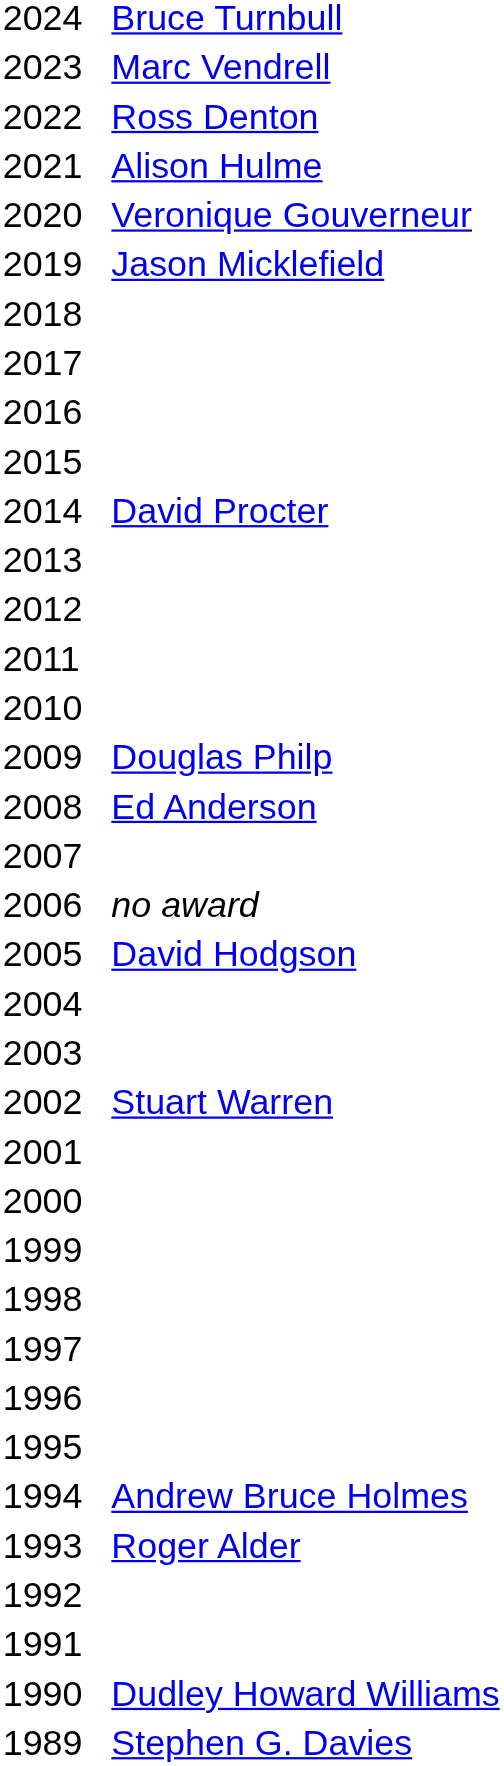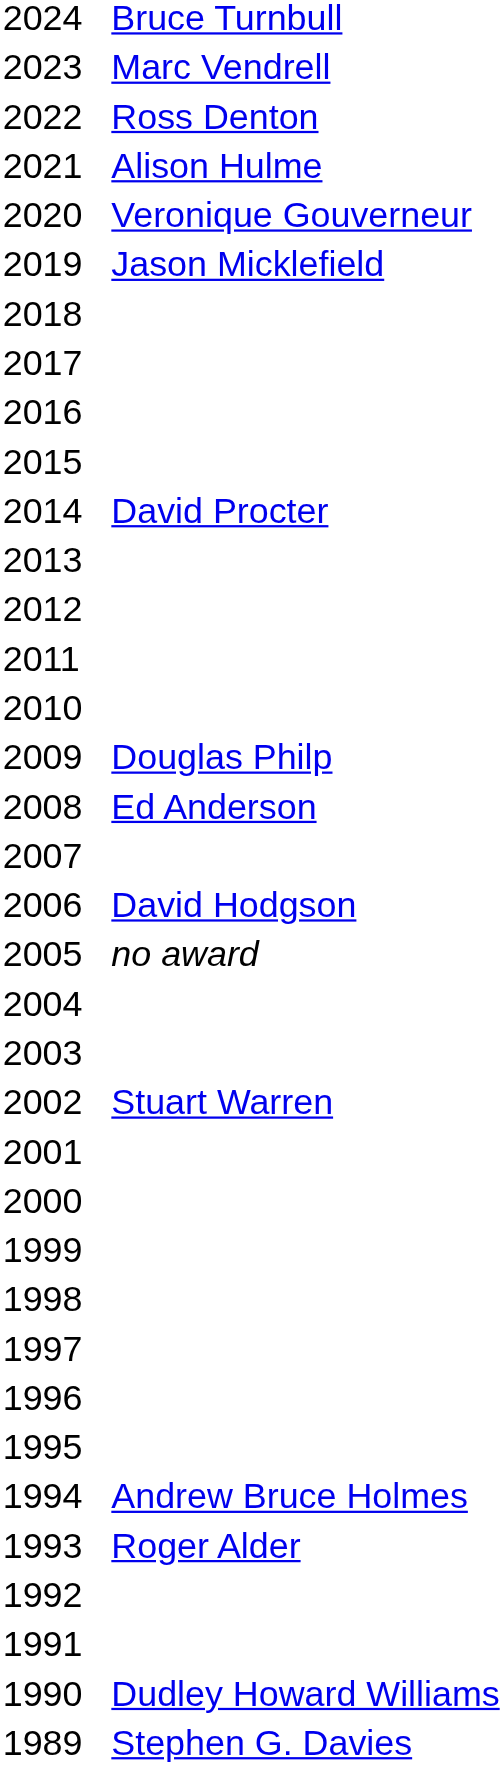(185, 905) no award -> (234, 905) David Hodgson
(234, 954) David Hodgson -> (185, 954) no award
